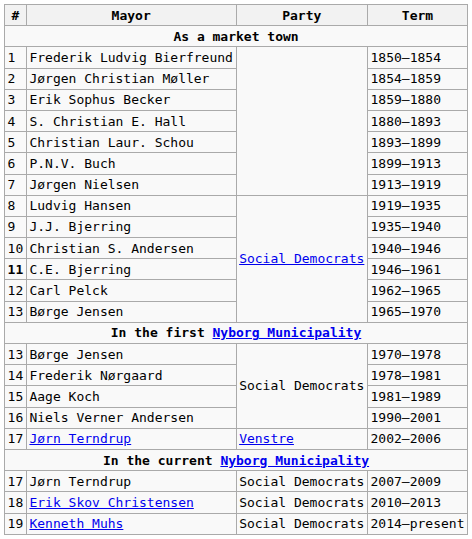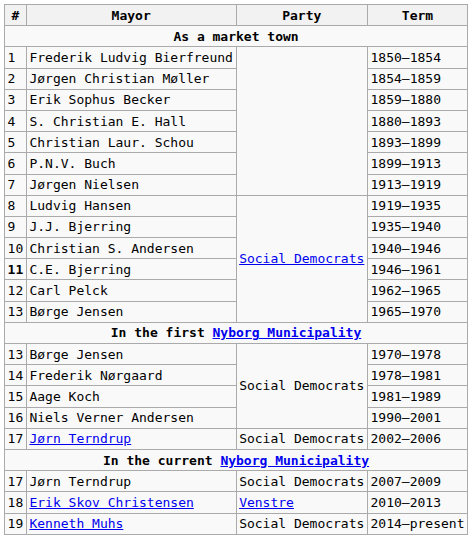(267, 439) Venstre -> (302, 439) Social Democrats
(302, 502) Social Democrats -> (267, 502) Venstre
